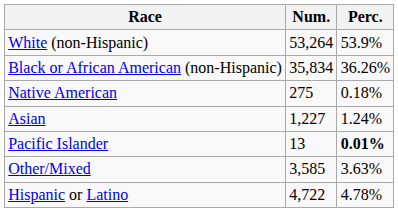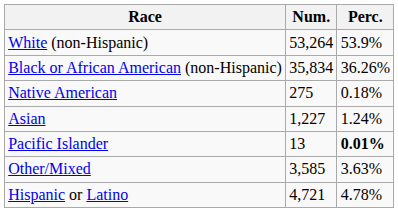(307, 194) 4,722 -> (307, 194) 4,721
